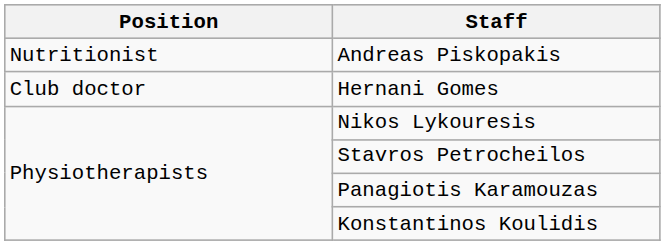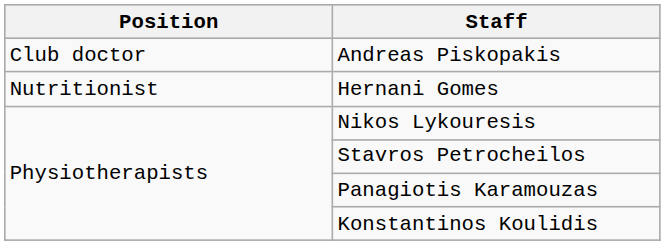(84, 55) Nutritionist -> (78, 55) Club doctor
(78, 89) Club doctor -> (84, 89) Nutritionist
